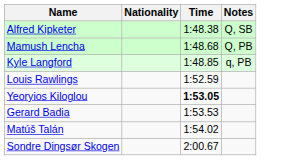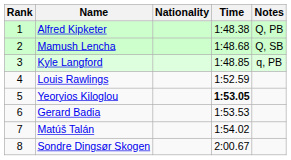+ column: (20, 12)
(239, 29) Q, SB -> (269, 29) Q, PB
(239, 46) Q, PB -> (269, 46) Q, SB
